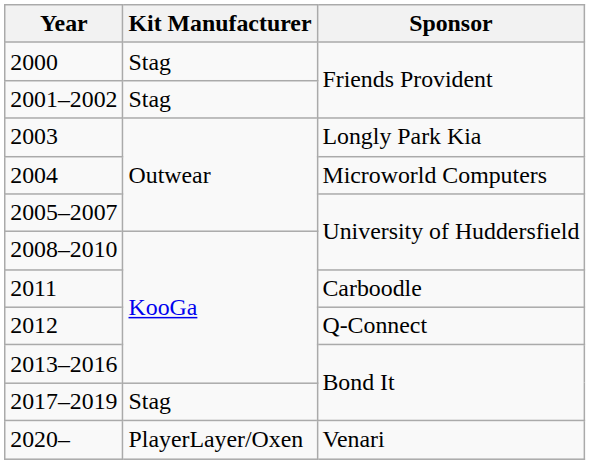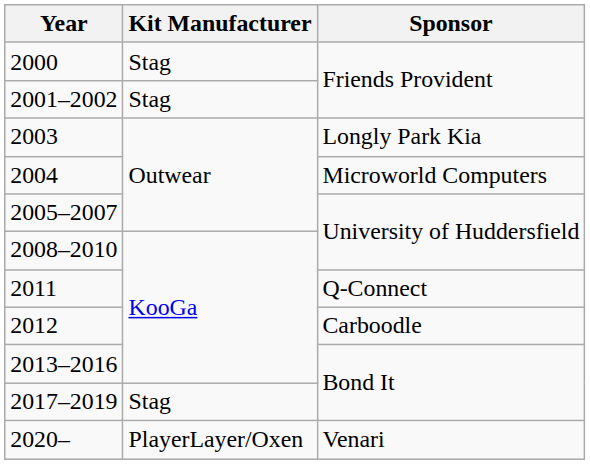(372, 288) Carboodle -> (375, 288) Q-Connect
(375, 325) Q-Connect -> (372, 325) Carboodle
